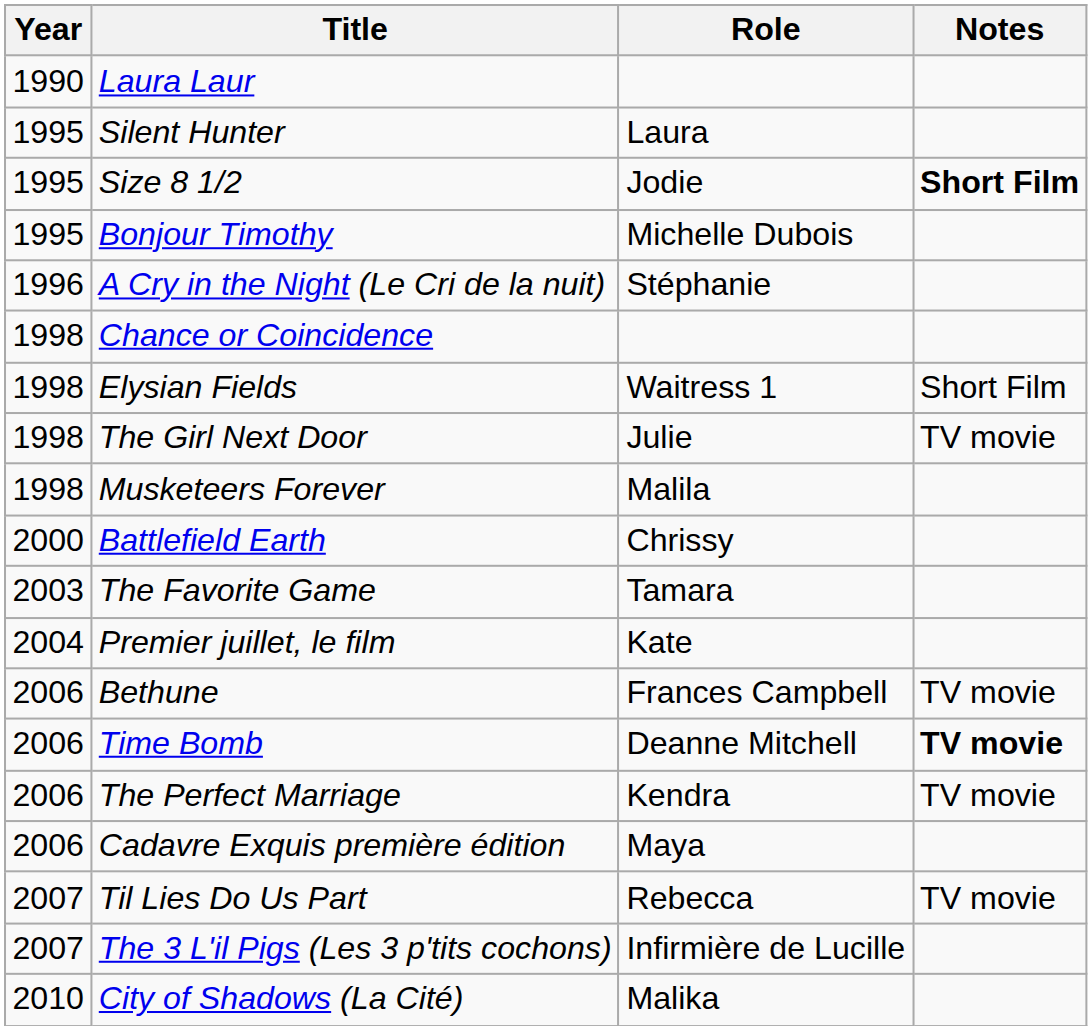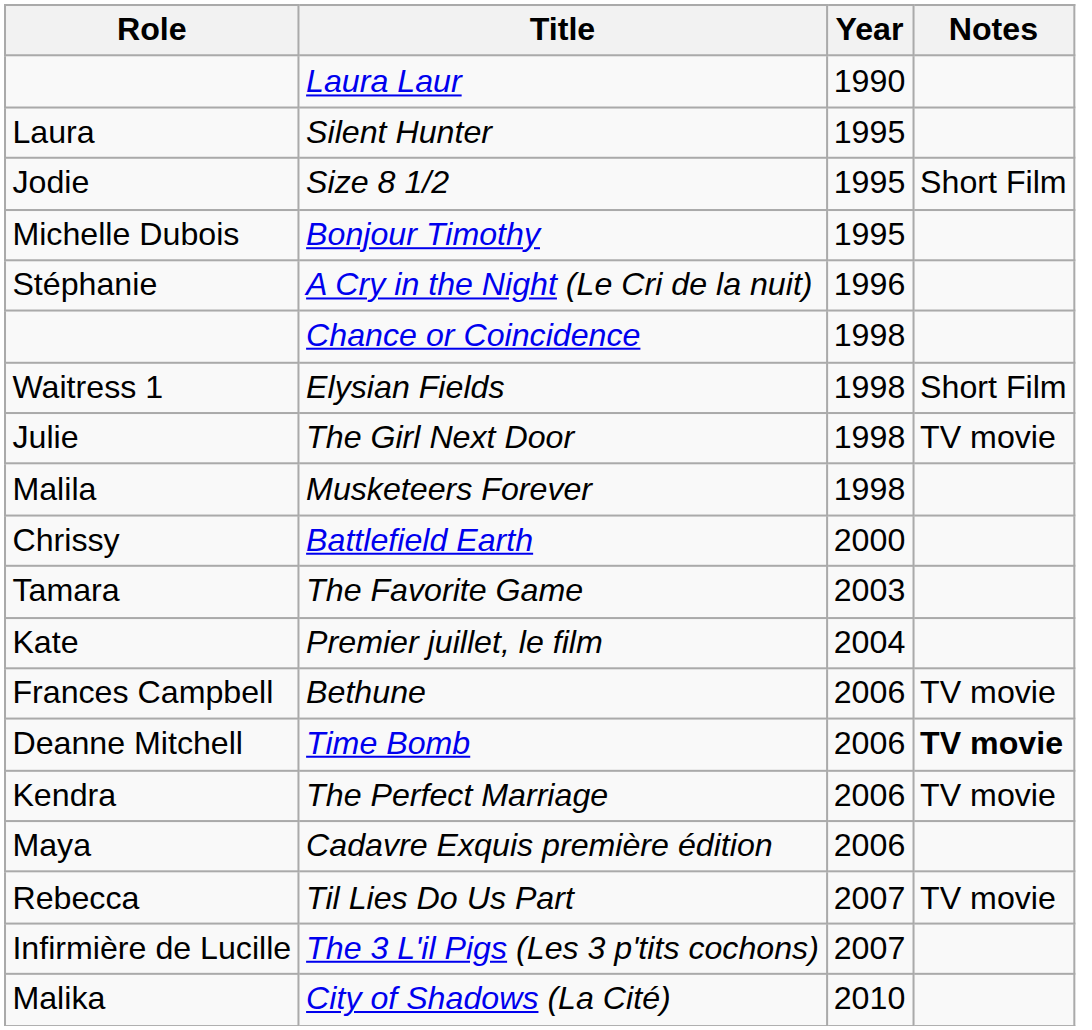columns swapped: (48, 30) <-> (766, 30)
(1000, 183) bold -> (993, 183) normal
